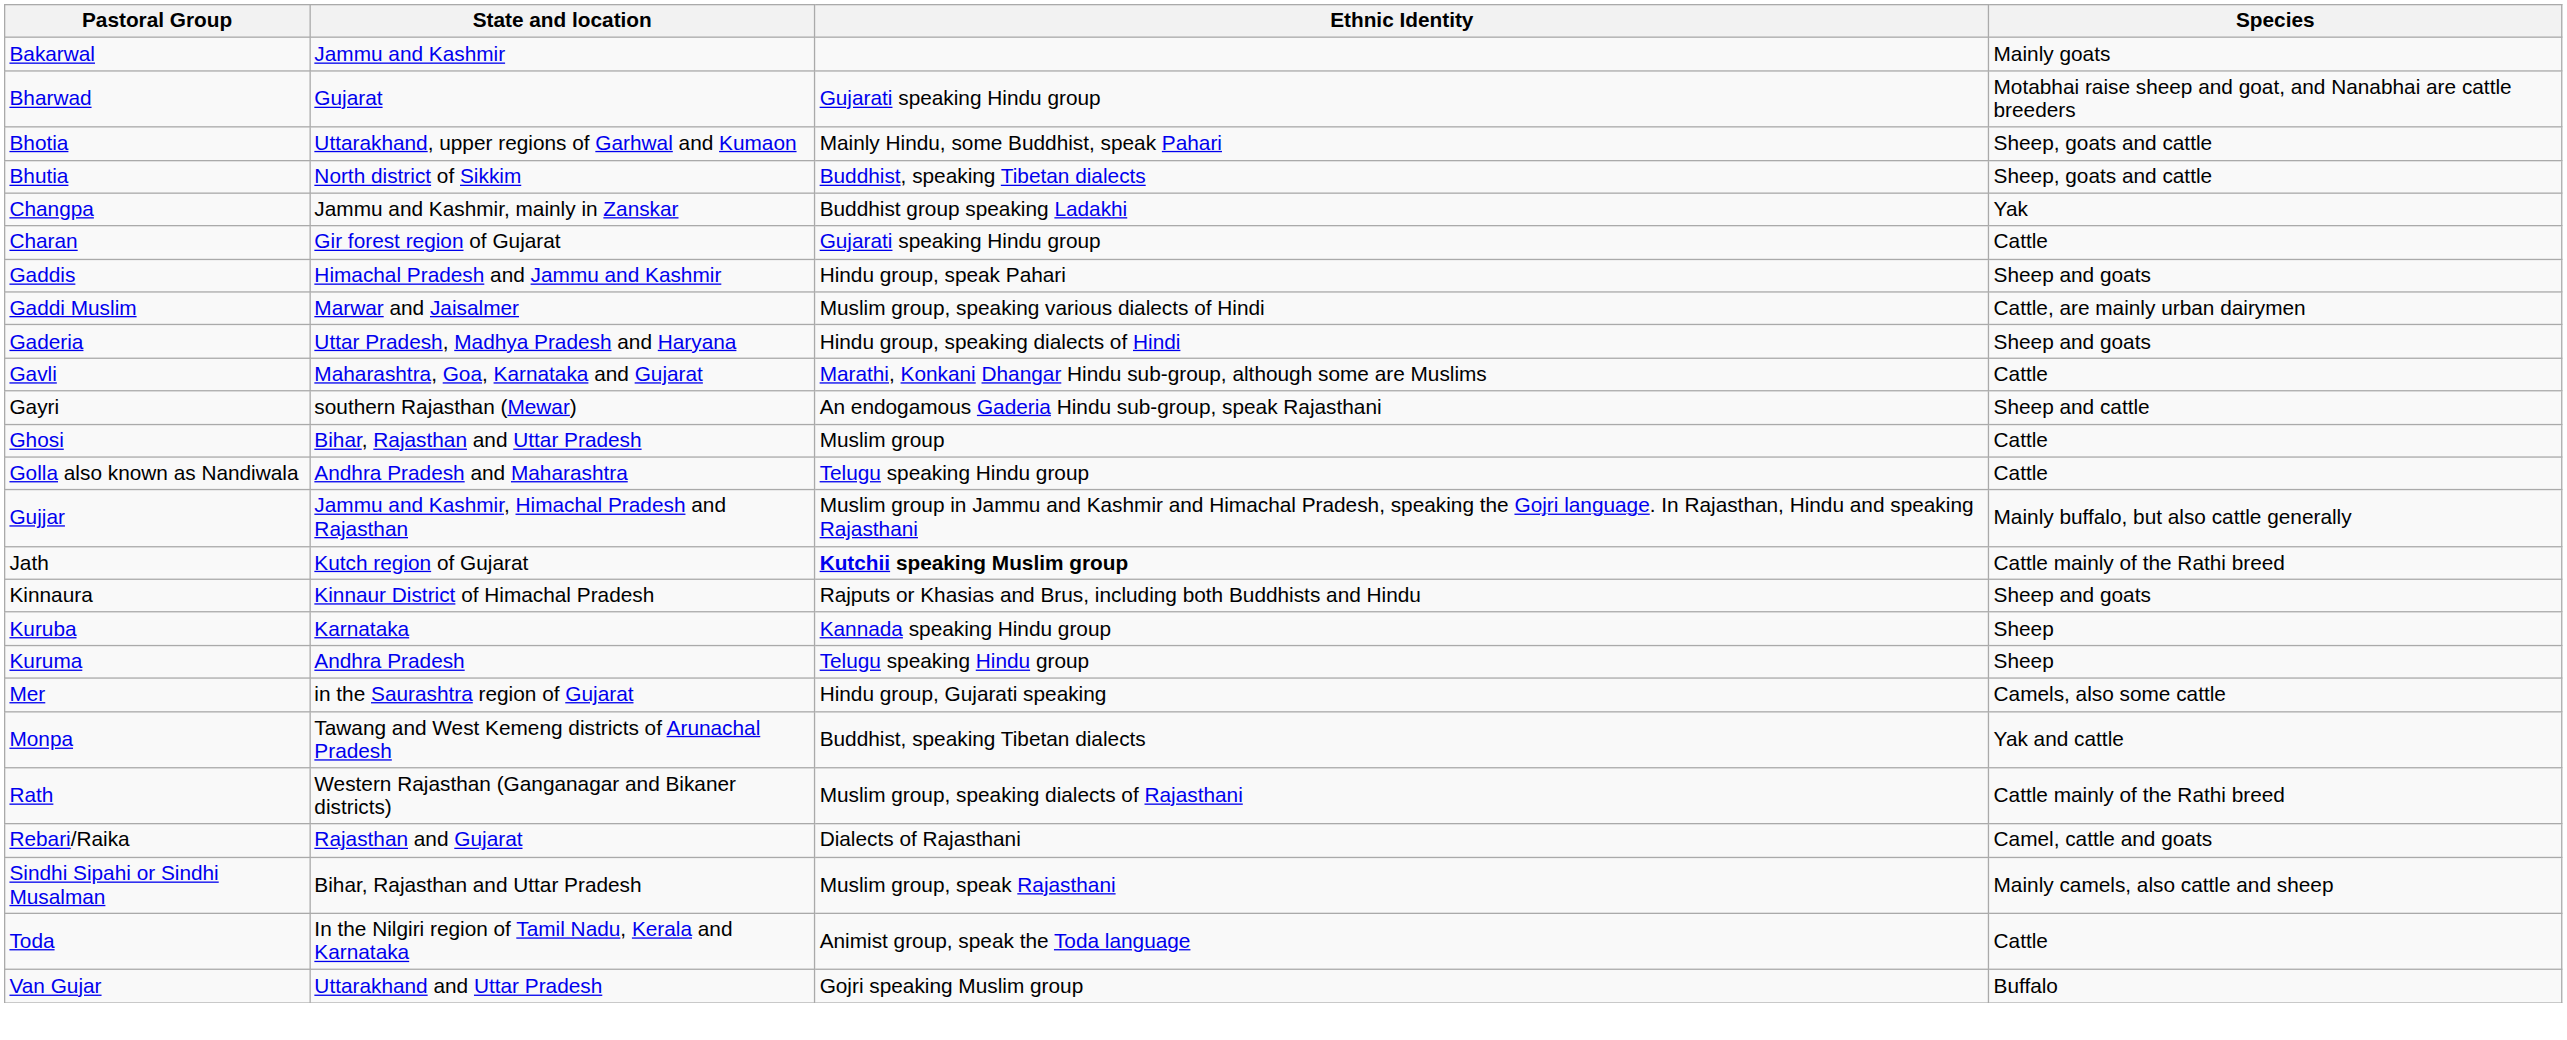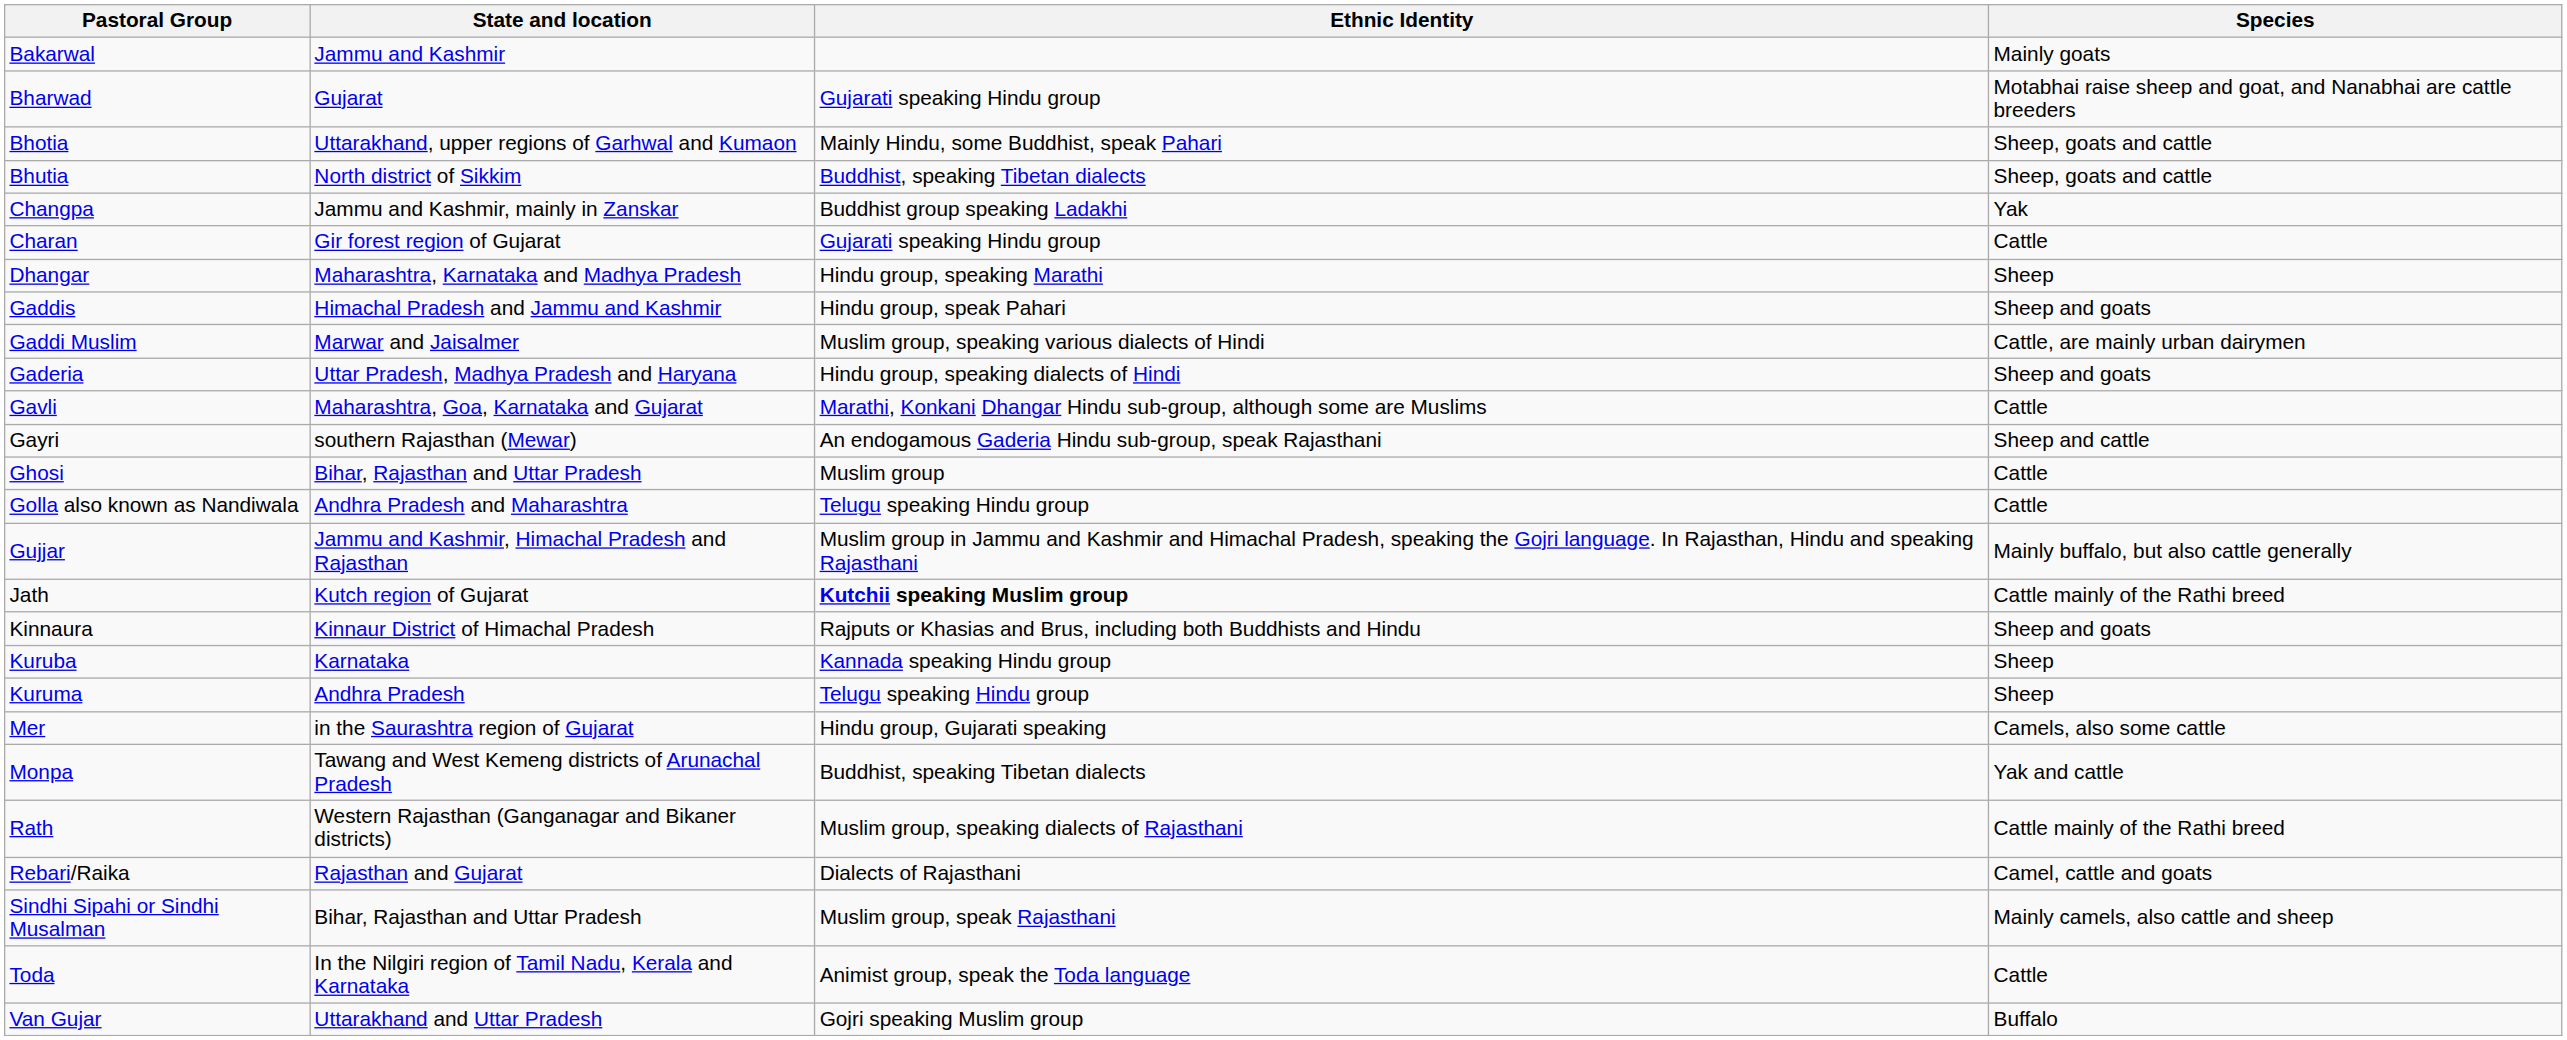+ row: (49, 275)
